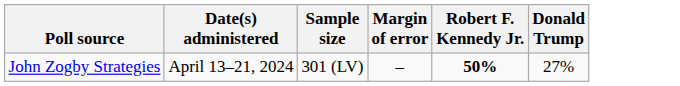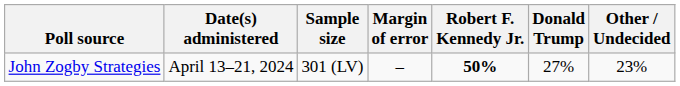+ column: (632, 28)
